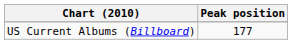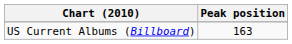(243, 31) 177 -> (243, 31) 163
